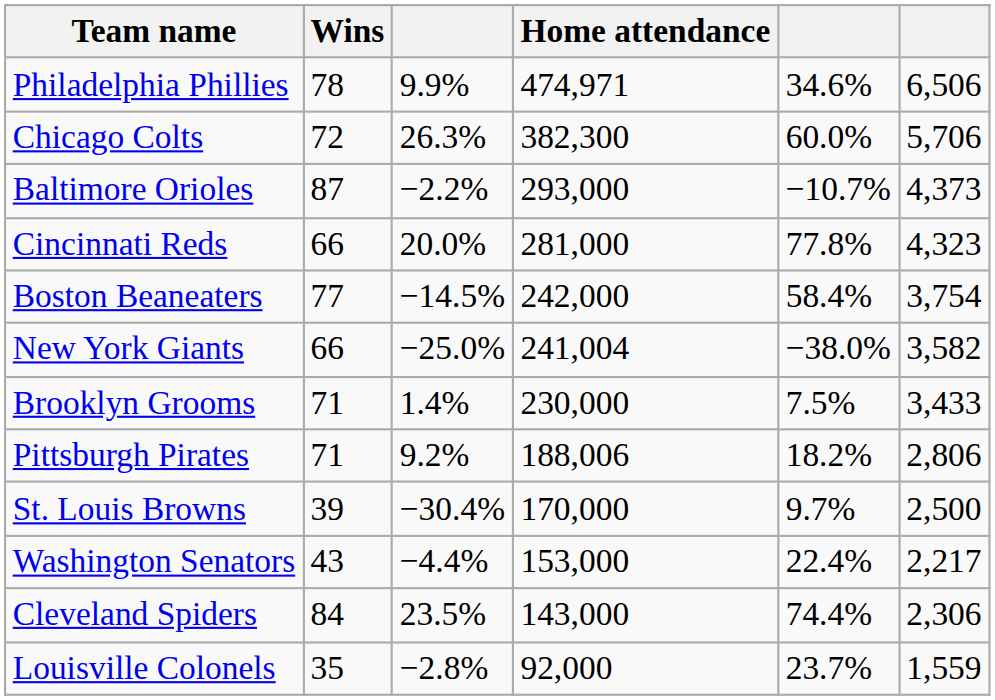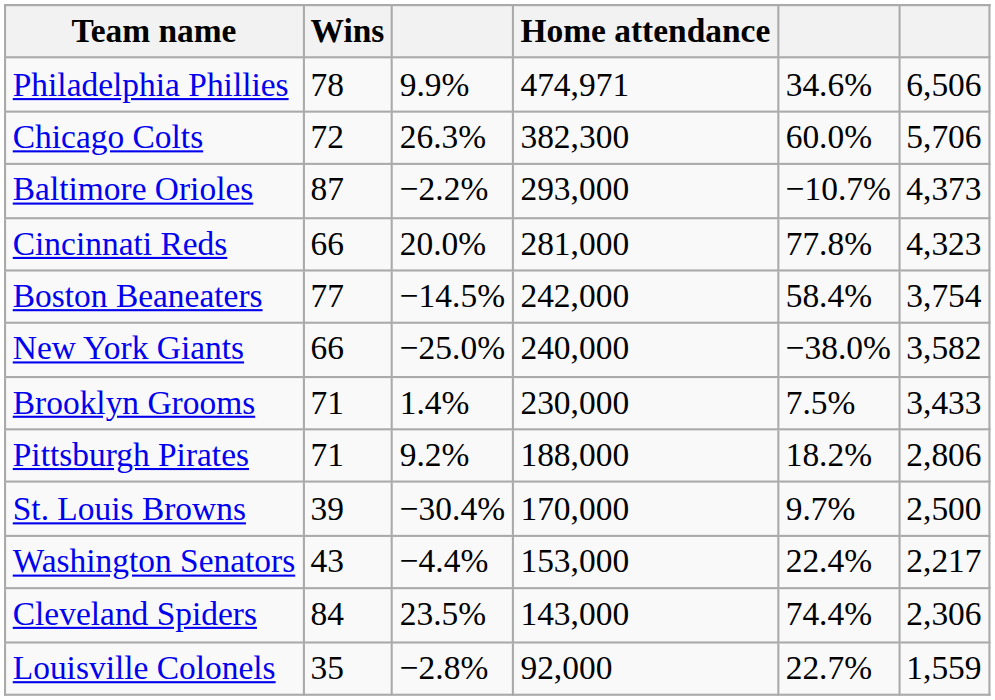(575, 349) 241,004 -> (575, 349) 240,000
(575, 455) 188,006 -> (575, 455) 188,000
(829, 667) 23.7% -> (829, 667) 22.7%
